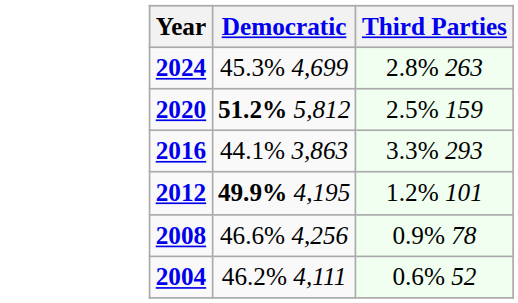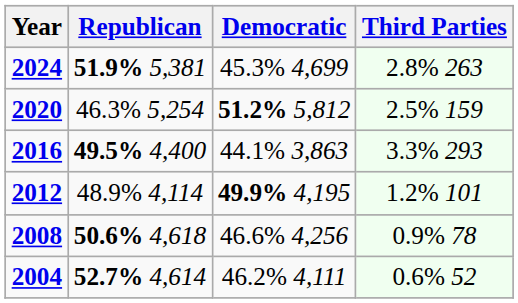+ column: (140, 26)
